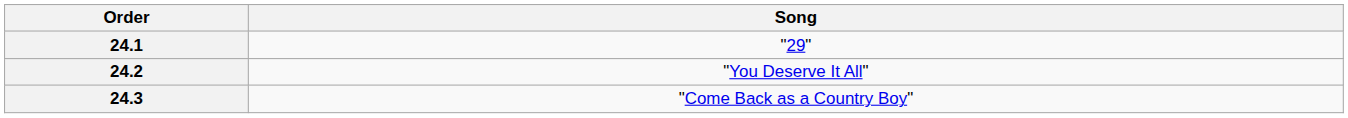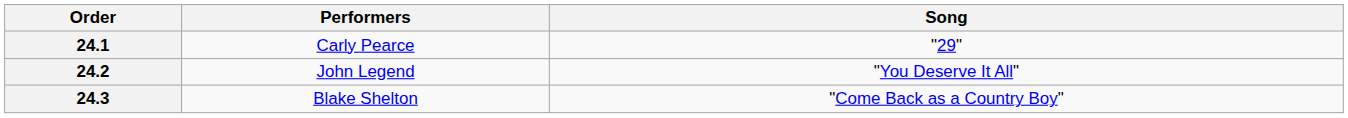+ column: (366, 17)
